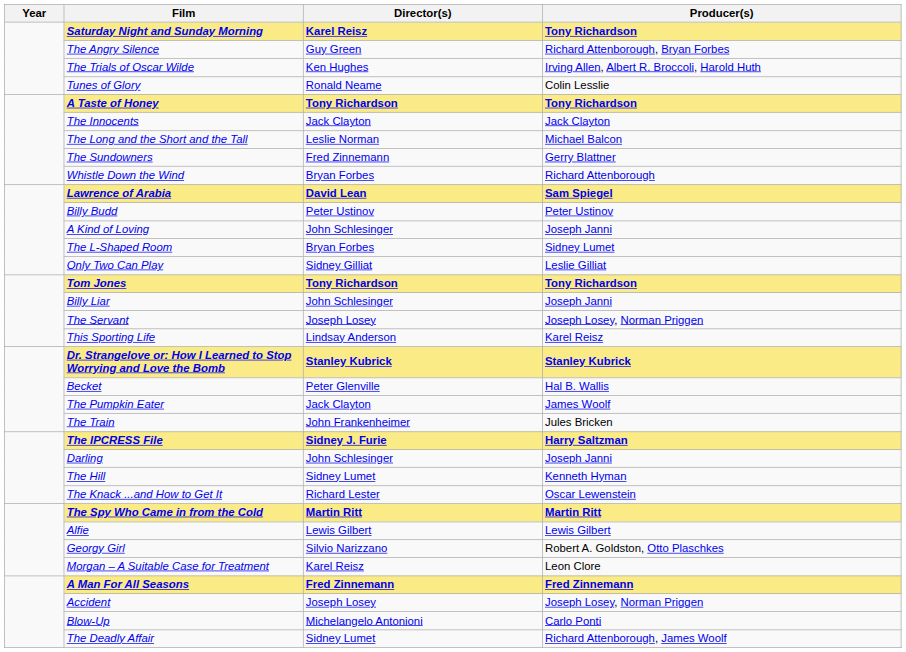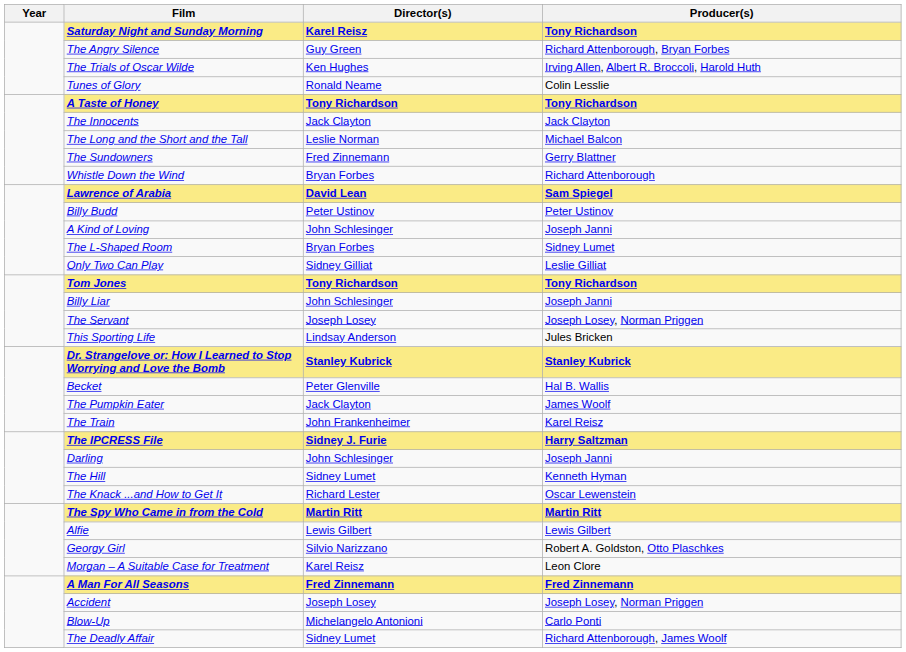(574, 337) Karel Reisz -> (579, 337) Jules Bricken
(579, 422) Jules Bricken -> (574, 422) Karel Reisz
